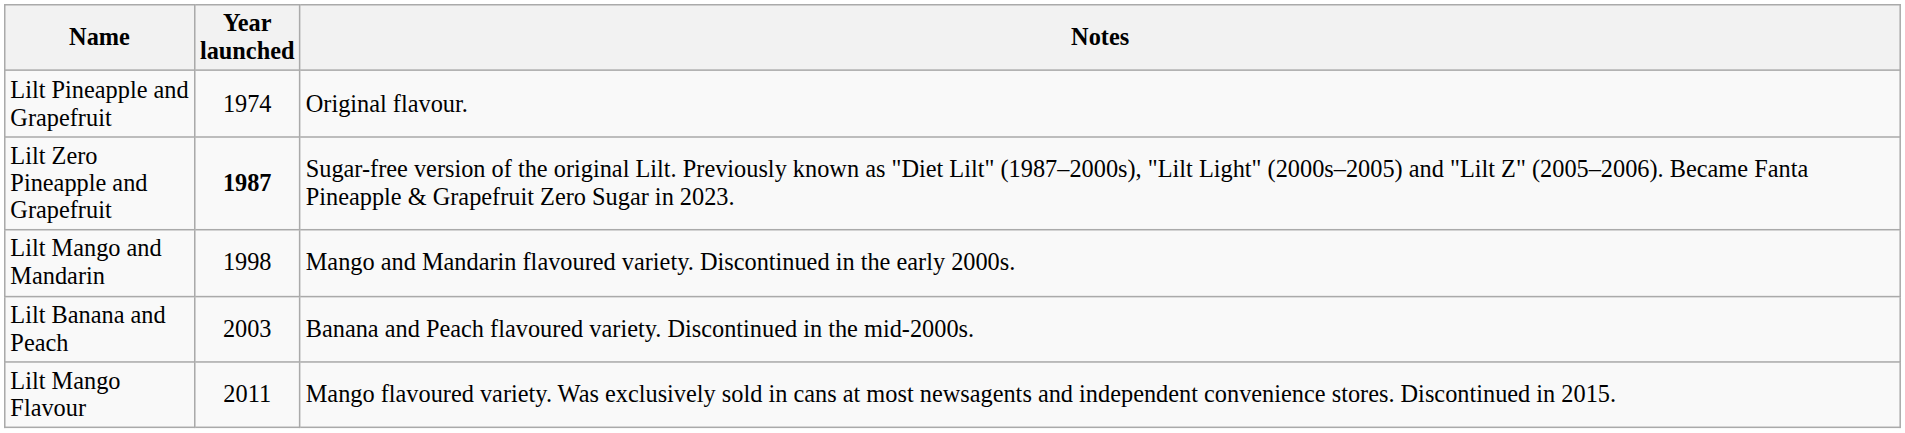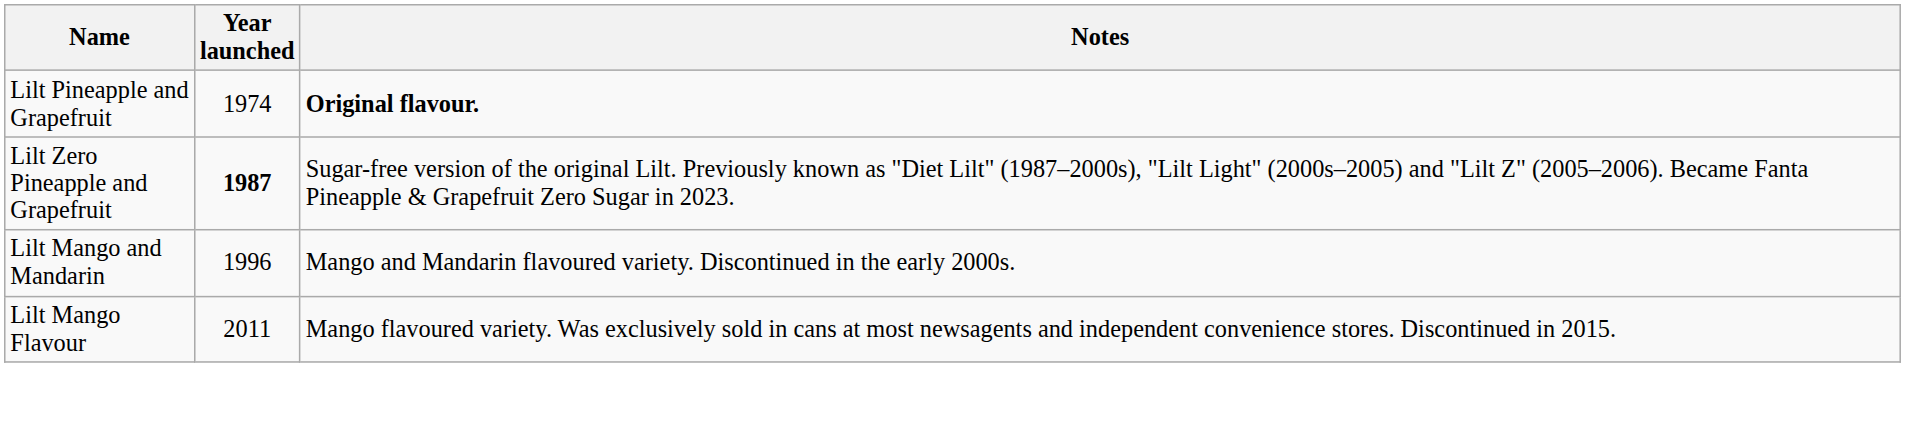(387, 103) normal -> (392, 103) bold
(247, 262) 1998 -> (247, 262) 1996
- row: (88, 328)
